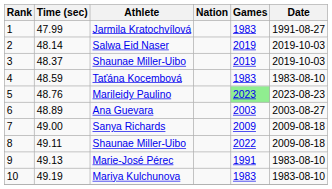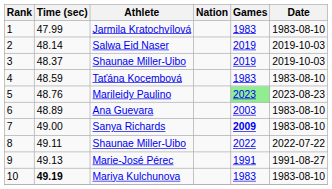(299, 29) 1991-08-27 -> (299, 29) 1983-08-10
(299, 111) 2003-08-27 -> (299, 111) 1983-08-10
(244, 127) normal -> (244, 127) bold
(299, 127) 2009-08-18 -> (299, 127) 1983-08-10
(299, 144) 2009-08-18 -> (299, 144) 2022-07-22
(299, 160) 1983-08-10 -> (299, 160) 1991-08-27
(50, 176) normal -> (50, 176) bold
